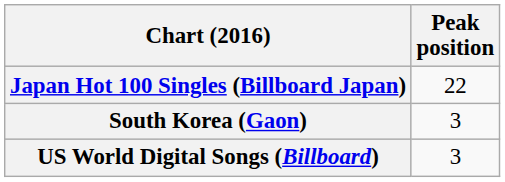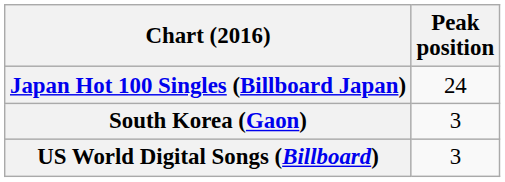(455, 84) 22 -> (455, 84) 24
